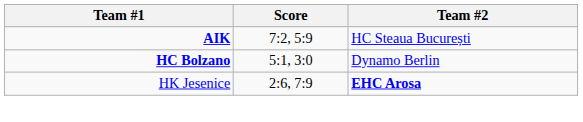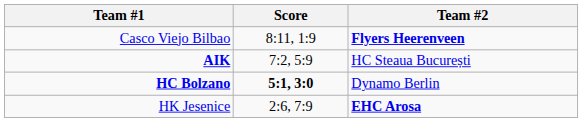+ row: (175, 38)
(291, 60) normal -> (291, 83) bold
